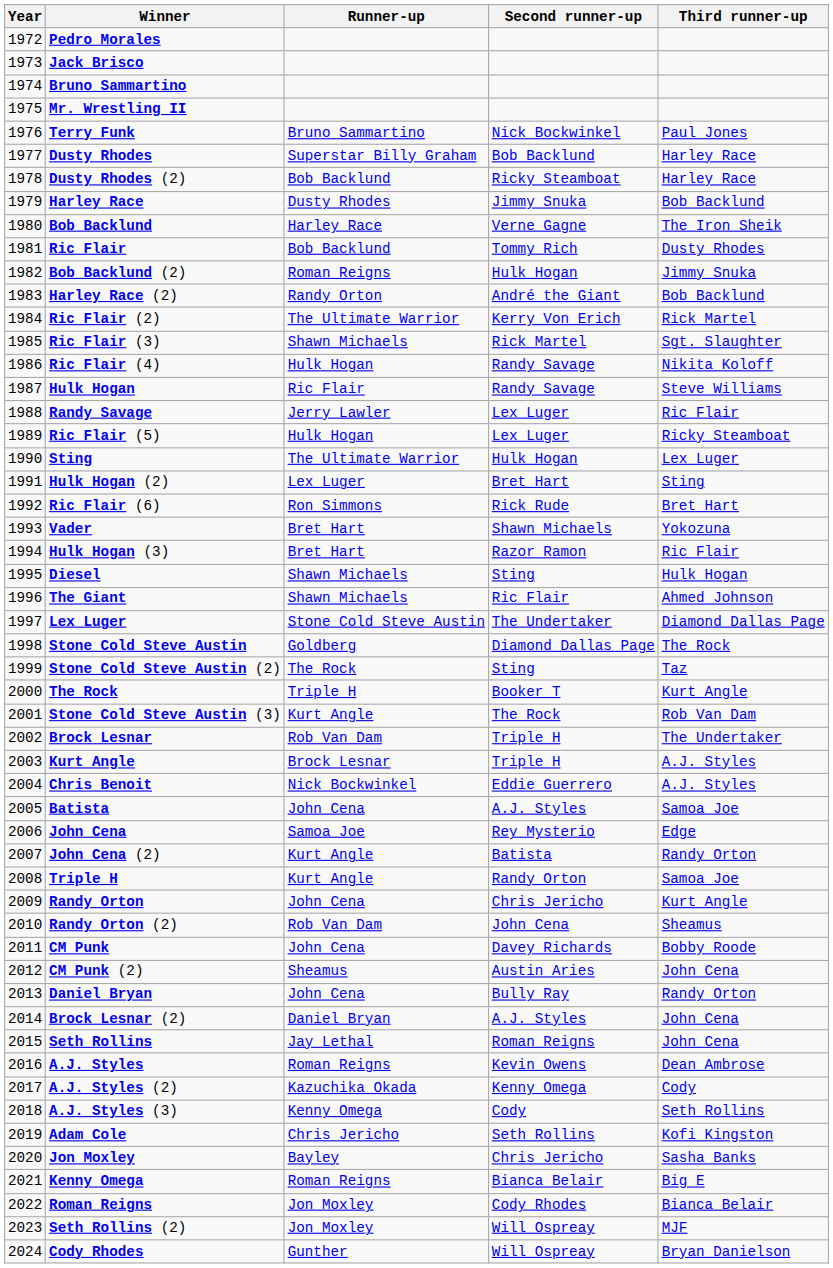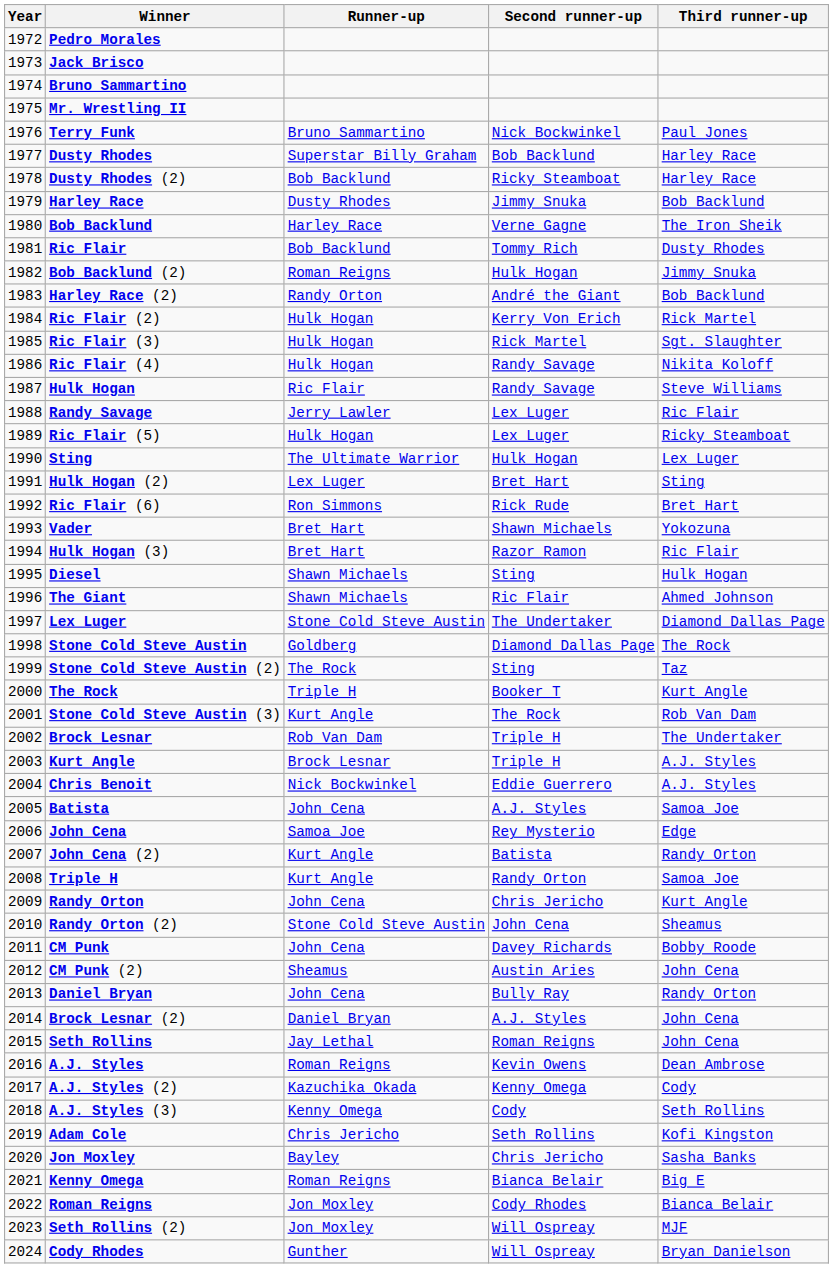(373, 319) The Ultimate Warrior -> (331, 319) Hulk Hogan
(348, 342) Shawn Michaels -> (331, 342) Hulk Hogan
(335, 925) Rob Van Dam -> (386, 925) Stone Cold Steve Austin
